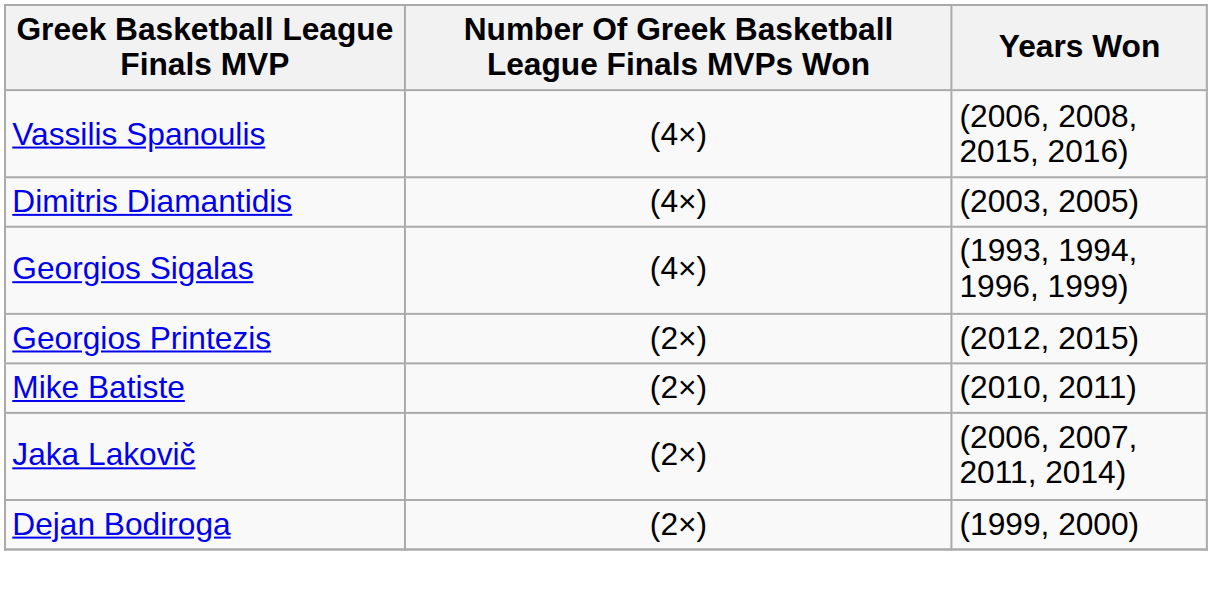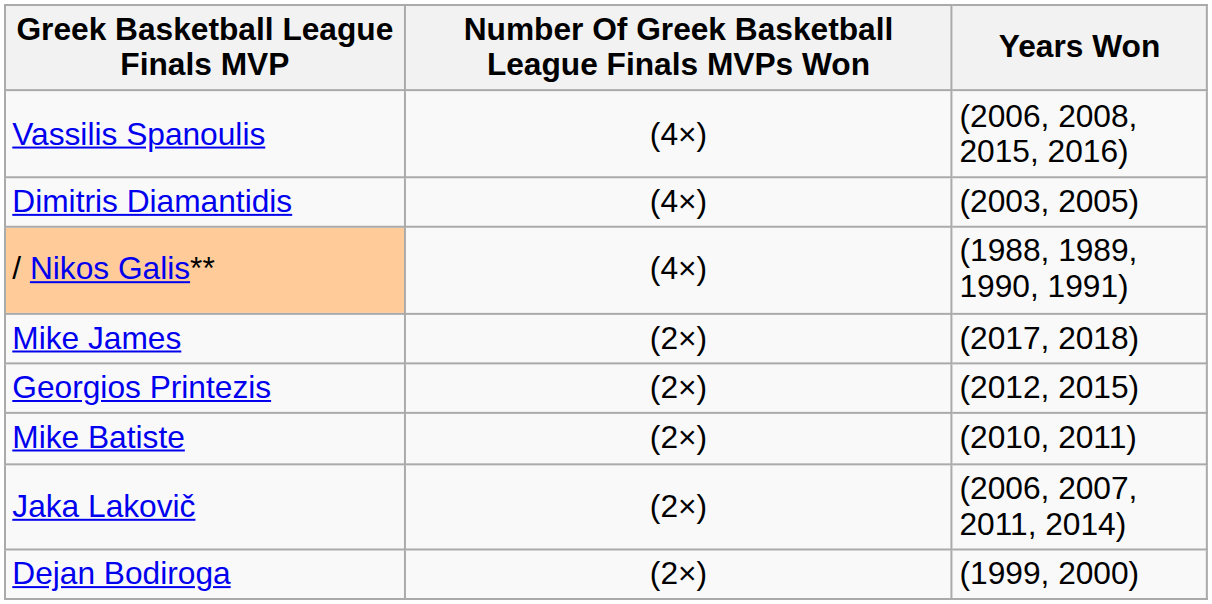- row: (133, 269)
+ row: (114, 269)
+ row: (97, 337)
